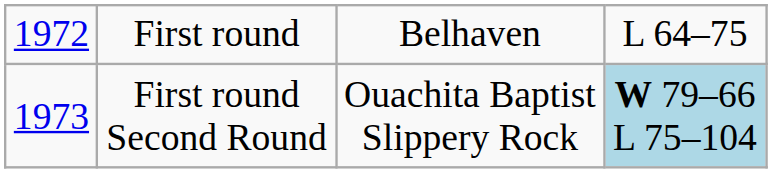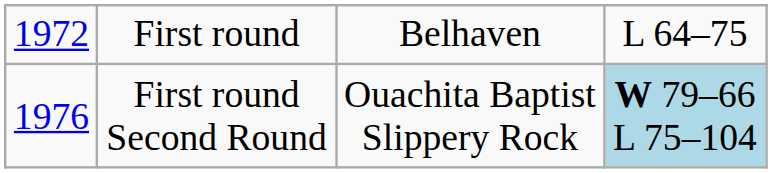(51, 115) 1973 -> (51, 115) 1976
